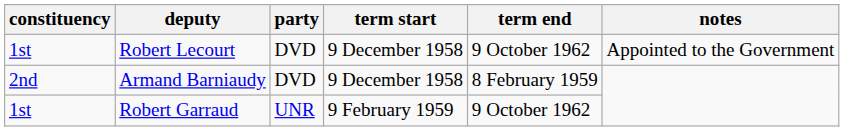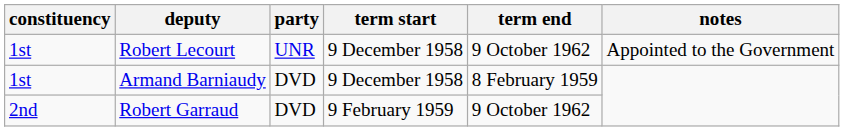(295, 49) DVD -> (295, 49) UNR
(23, 79) 2nd -> (20, 79) 1st
(20, 110) 1st -> (23, 110) 2nd
(295, 110) UNR -> (295, 110) DVD
